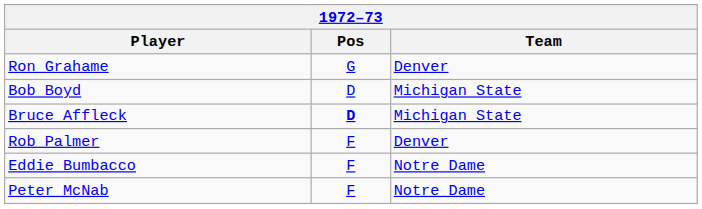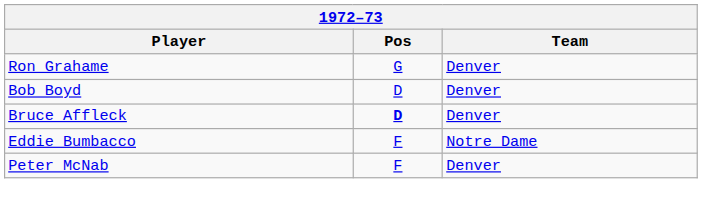(458, 91) Michigan State -> (474, 91) Denver
(458, 116) Michigan State -> (474, 116) Denver
- row: (54, 141)
(439, 191) Notre Dame -> (474, 166) Denver
